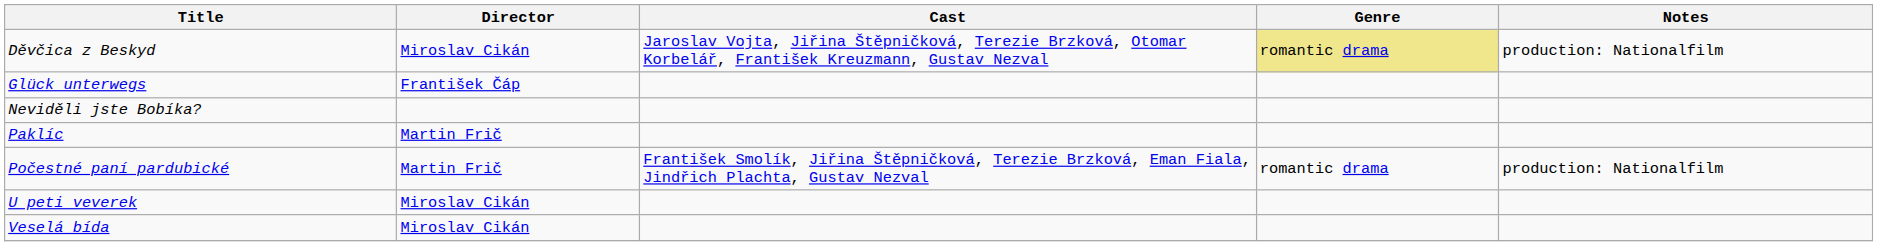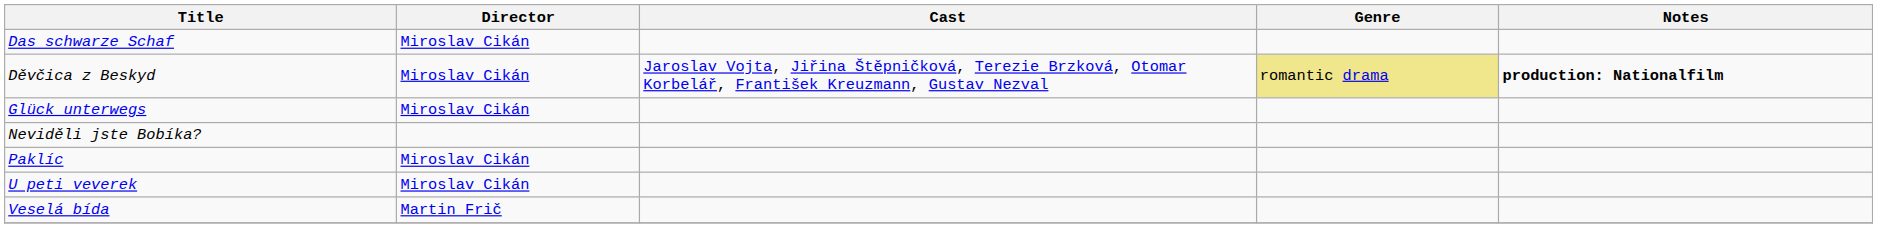+ row: (91, 42)
(1613, 51) normal -> (1613, 76) bold
(460, 85) František Čáp -> (465, 110) Miroslav Cikán
(451, 135) Martin Frič -> (465, 160) Miroslav Cikán
- row: (119, 169)
(465, 227) Miroslav Cikán -> (451, 210) Martin Frič
